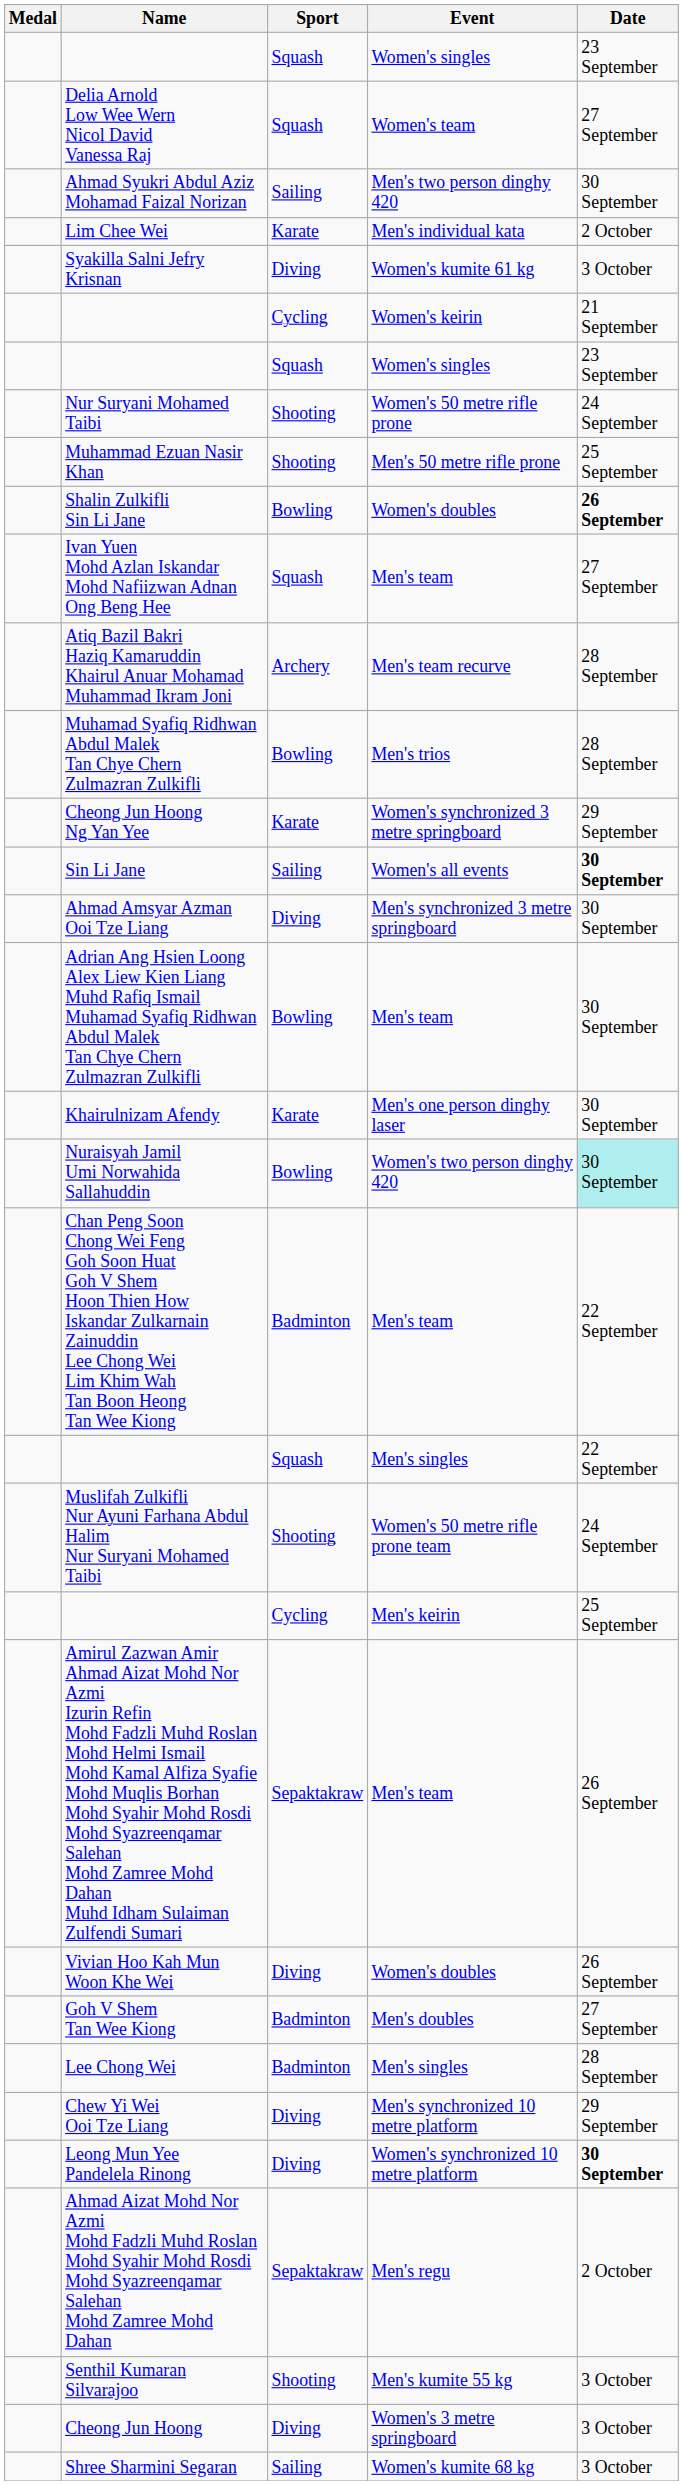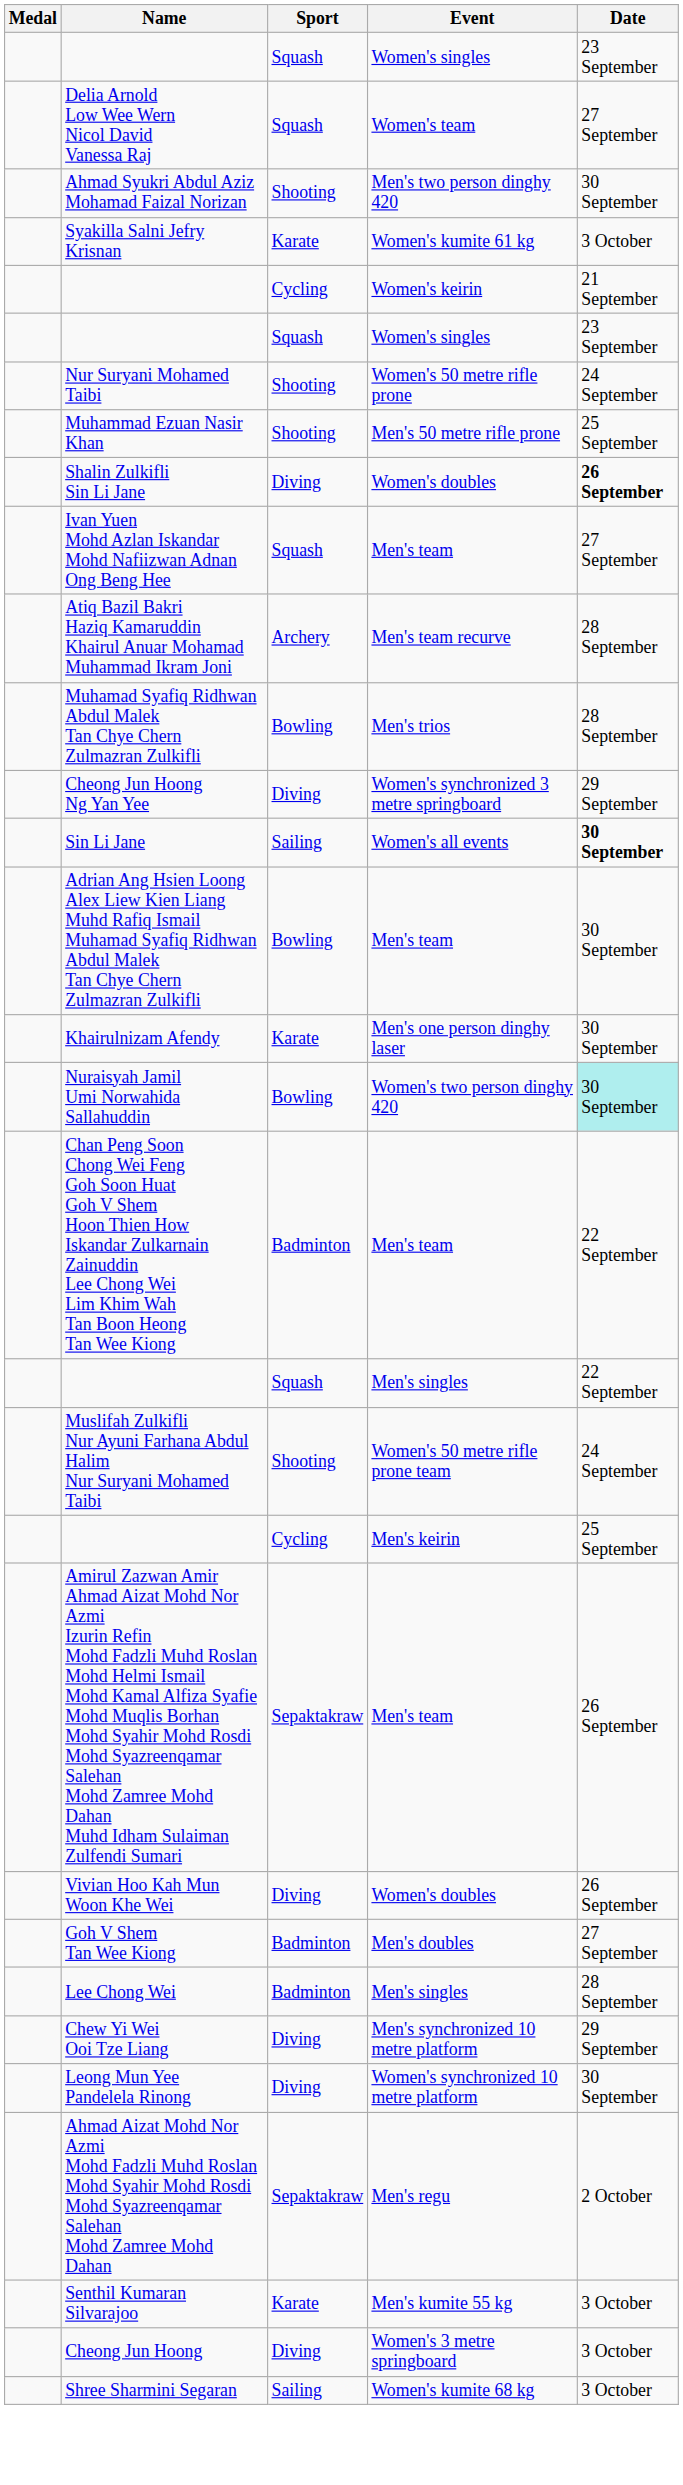(297, 192) Sailing -> (304, 192) Shooting
- row: (117, 231)
(296, 269) Diving -> (295, 241) Karate
(302, 510) Bowling -> (296, 481) Diving
(295, 822) Karate -> (296, 794) Diving
- row: (149, 918)
(622, 2164) bold -> (619, 2087) normal
(304, 2380) Shooting -> (295, 2303) Karate
